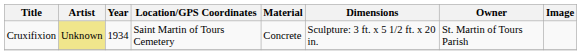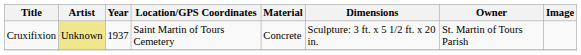(118, 35) 1934 -> (118, 35) 1937
